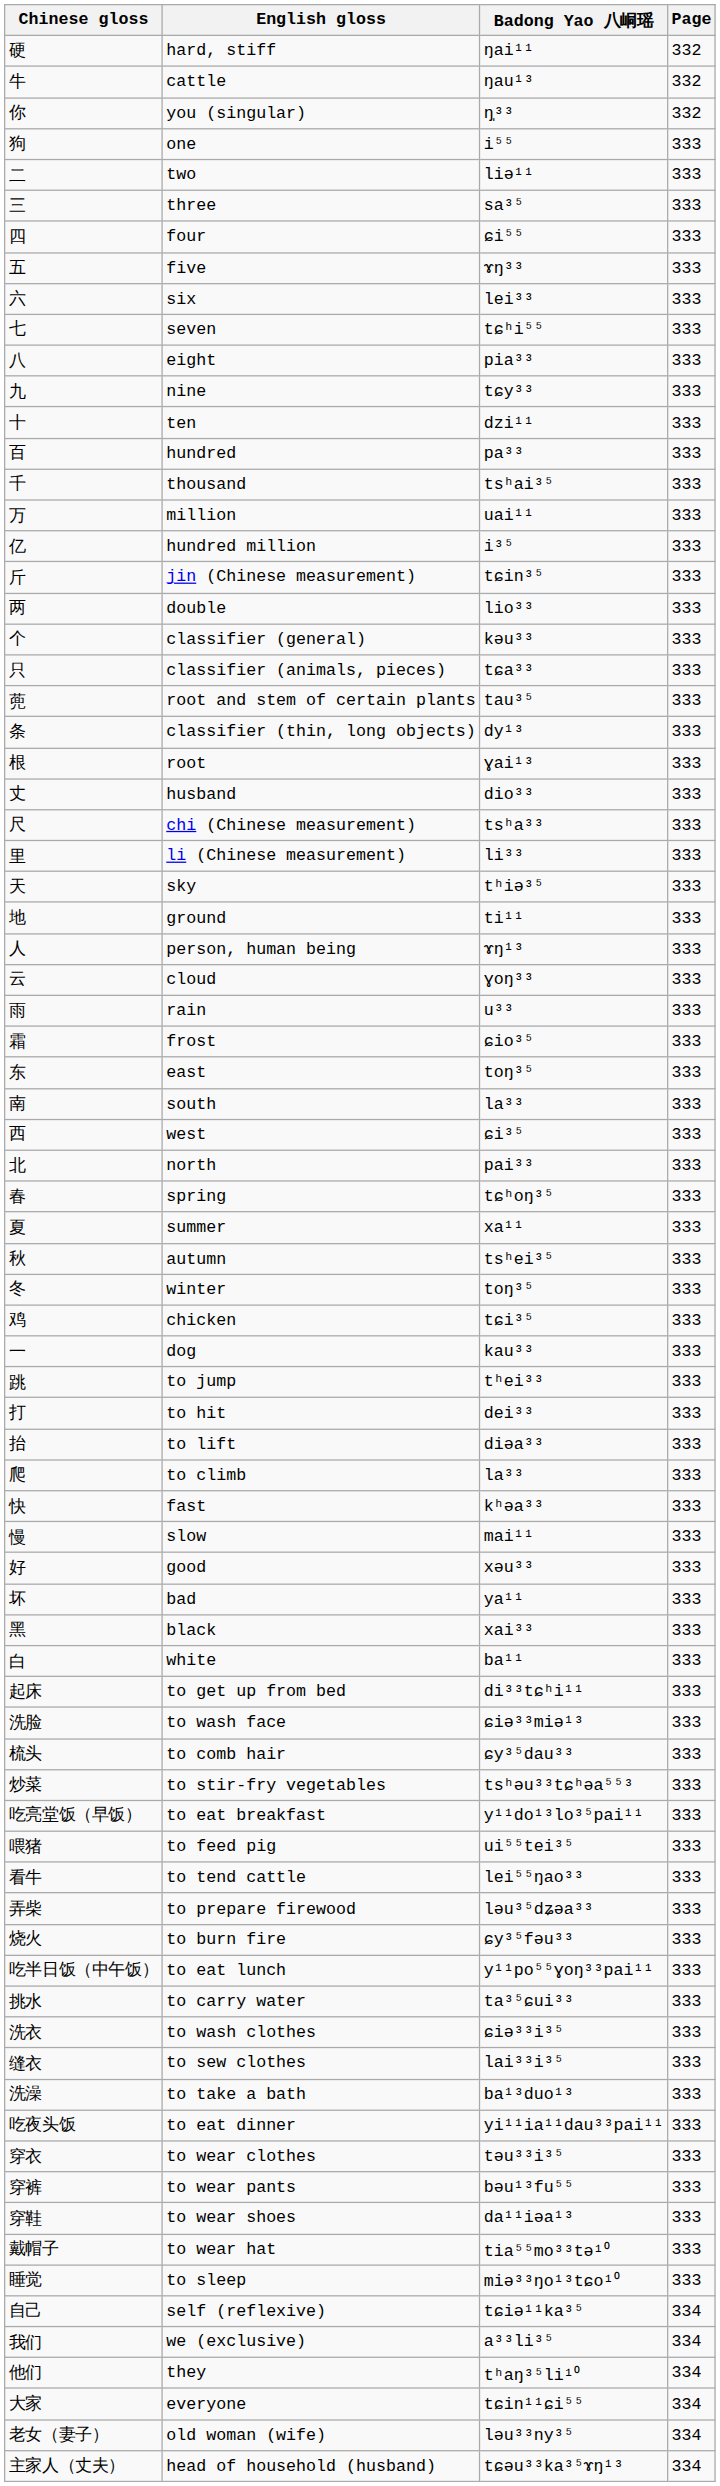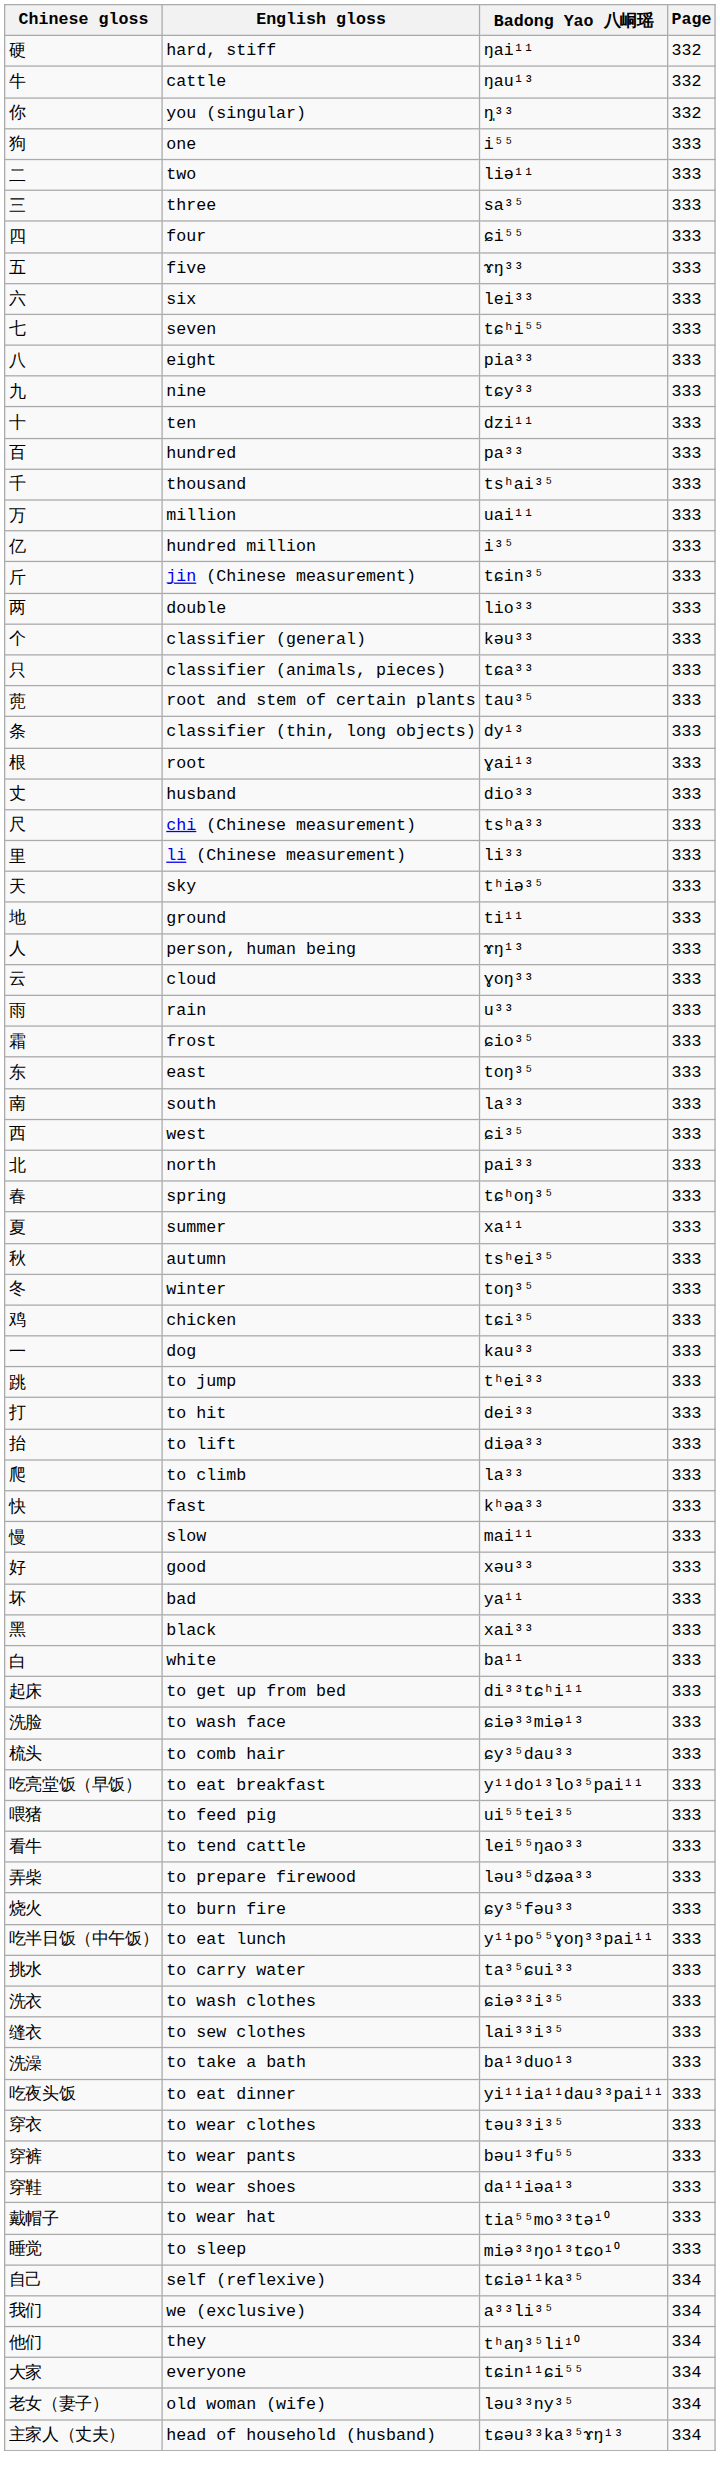- row: (276, 1785)
